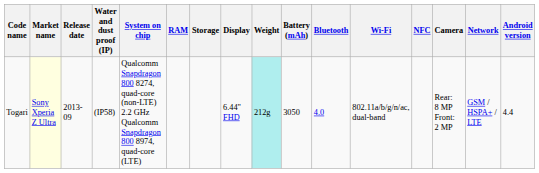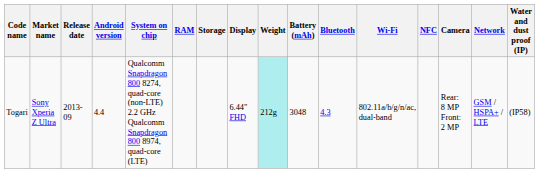columns swapped: (518, 30) <-> (106, 30)
(44, 112) lightyellow background -> (44, 112) no background
(291, 112) 3050 -> (298, 112) 3048
(319, 112) 4.0 -> (325, 112) 4.3
